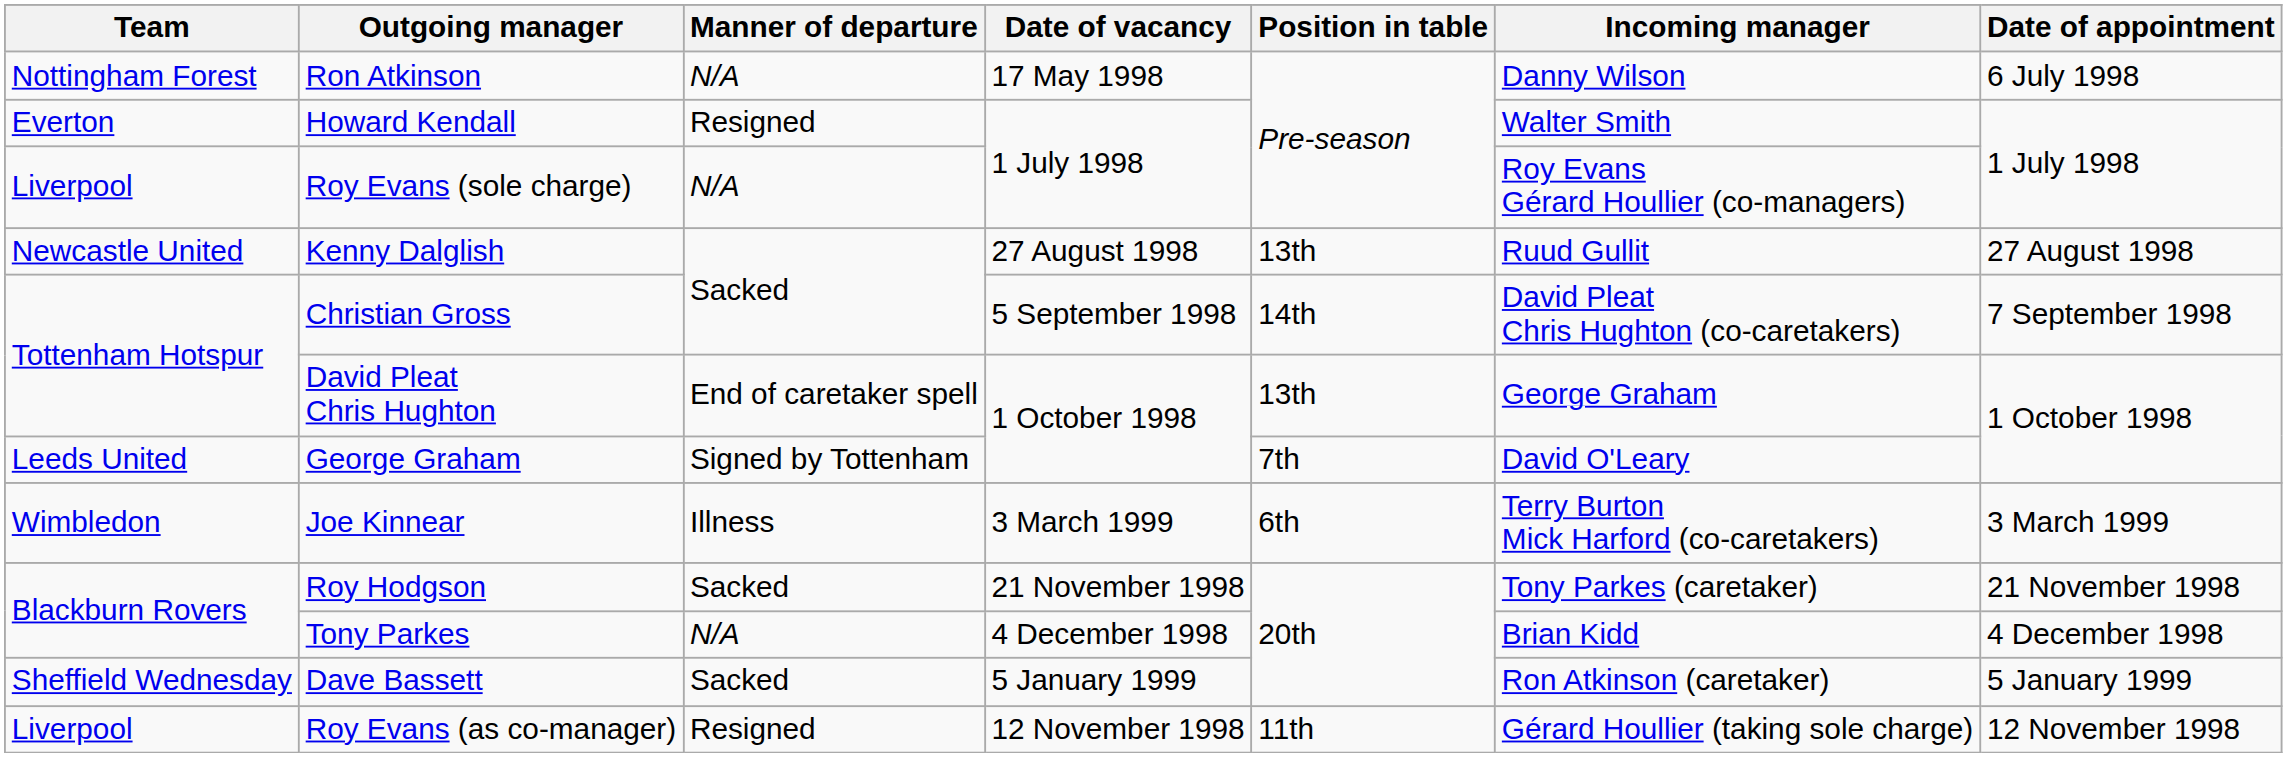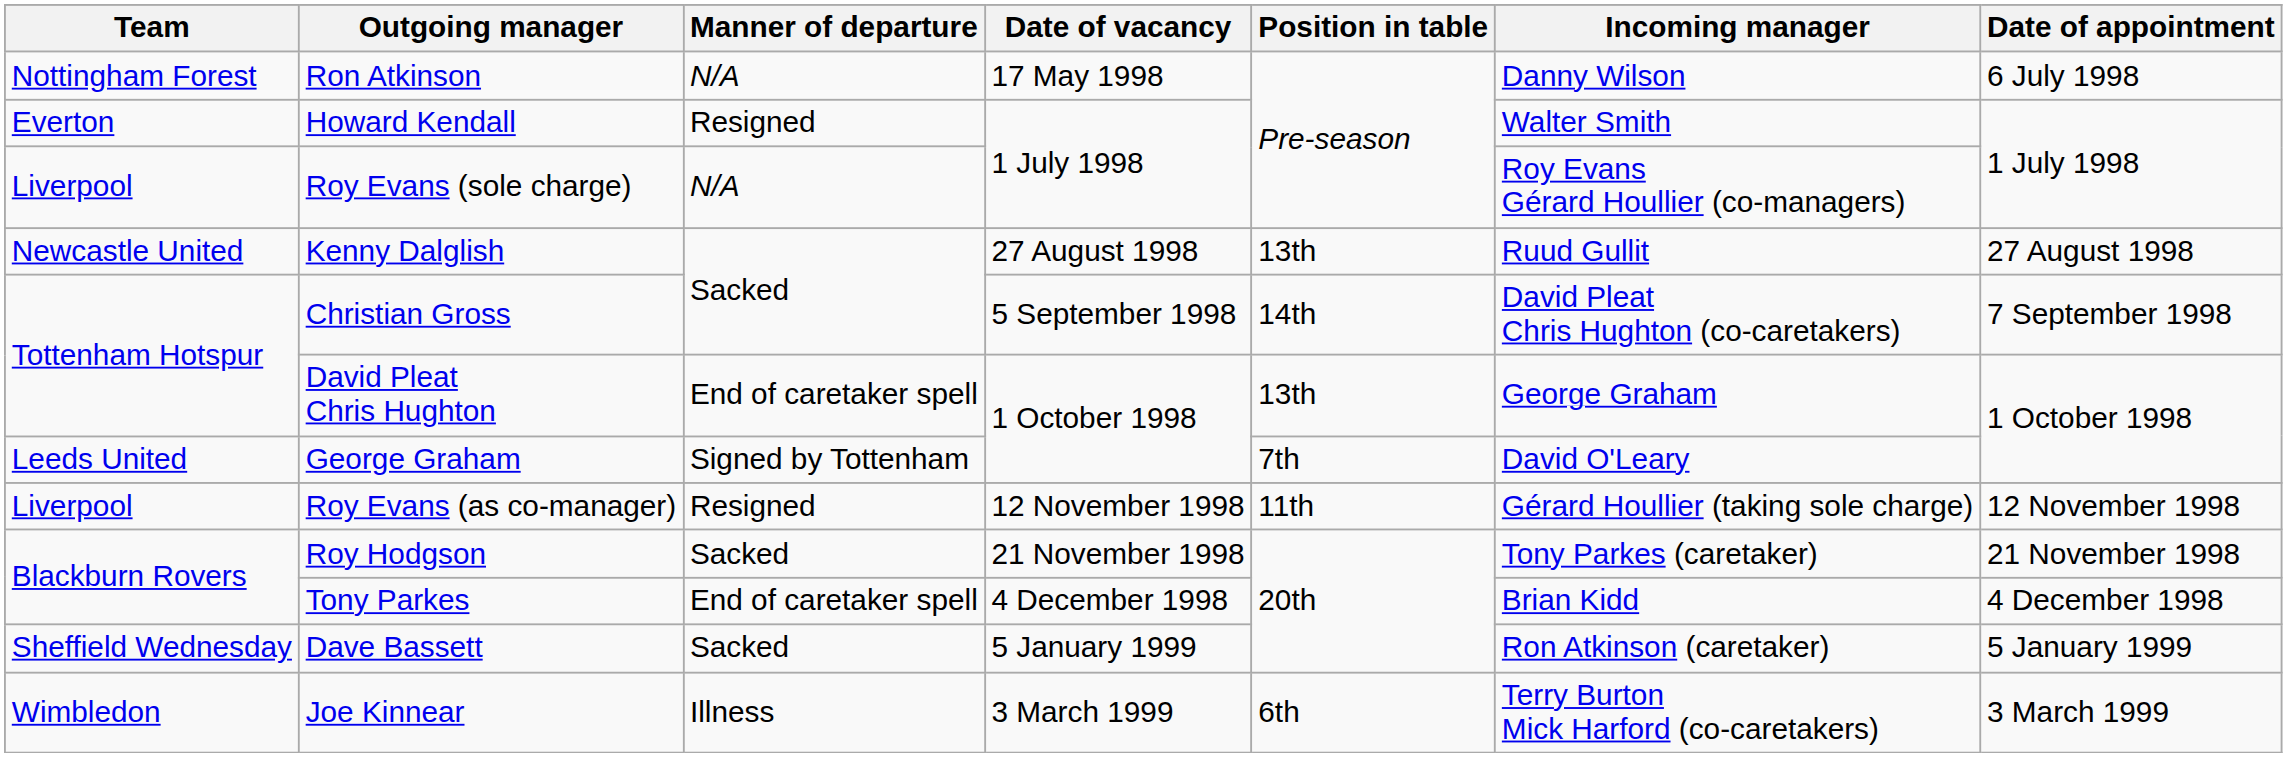rows swapped: (491, 728) <-> (385, 522)
(715, 633) N/A -> (834, 600) End of caretaker spell
